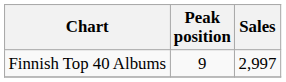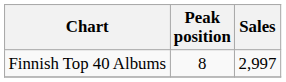(202, 63) 9 -> (202, 63) 8
